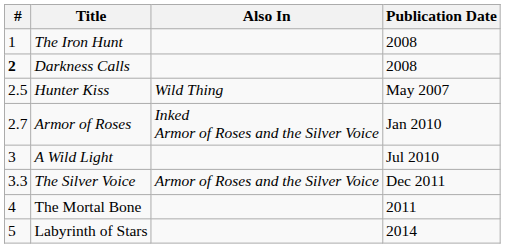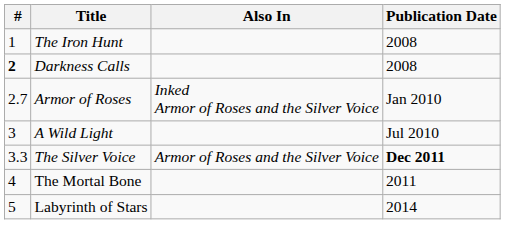- row: (72, 90)
(416, 181) normal -> (416, 157) bold
